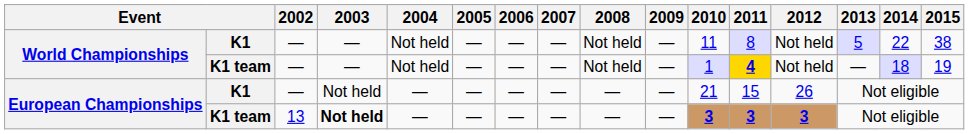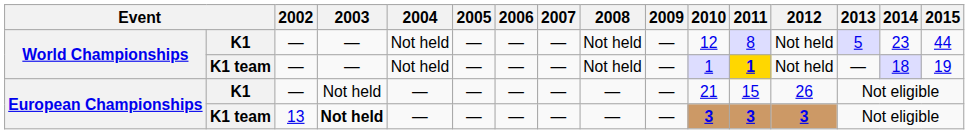(709, 42) 11 -> (709, 42) 12
(900, 42) 22 -> (900, 42) 23
(943, 42) 38 -> (943, 42) 44
(751, 67) 4 -> (751, 67) 1
